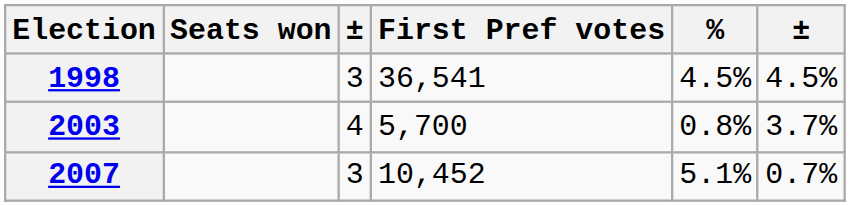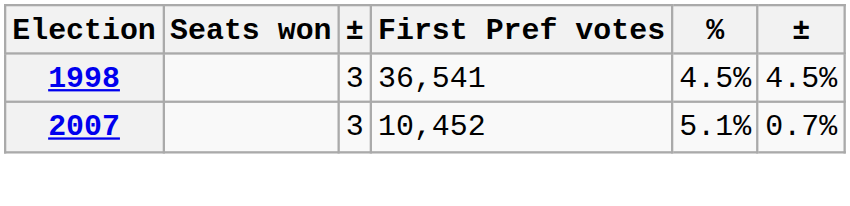- row: (84, 127)
